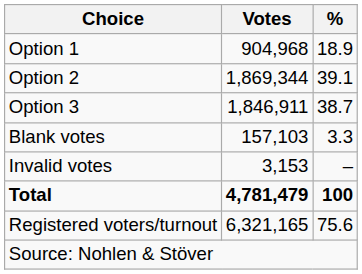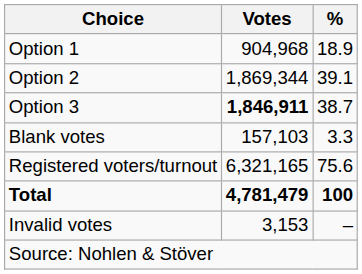(268, 107) normal -> (268, 107) bold
rows swapped: (60, 166) <-> (113, 225)
